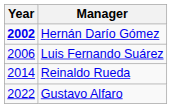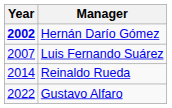(21, 53) 2006 -> (21, 53) 2007
